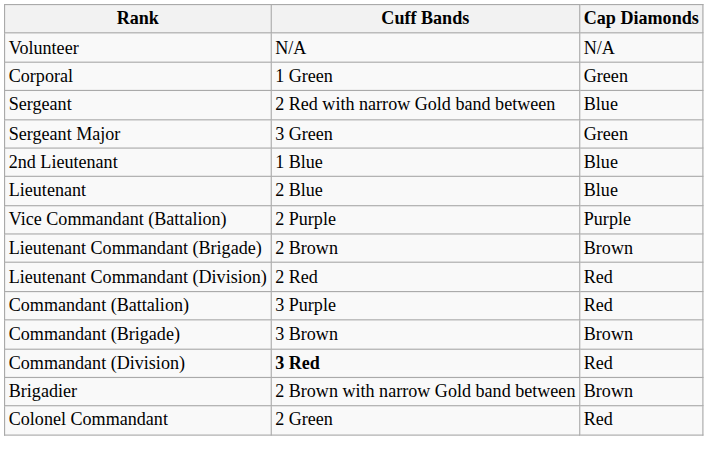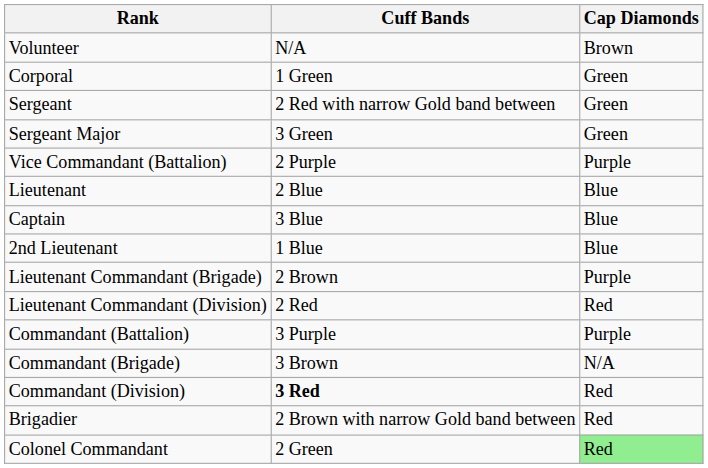(599, 47) N/A -> (608, 47) Brown
(601, 104) Blue -> (606, 104) Green
rows swapped: (63, 162) <-> (118, 219)
+ row: (37, 219)
(608, 248) Brown -> (607, 276) Purple
(598, 305) Red -> (607, 334) Purple
(608, 334) Brown -> (599, 362) N/A
(608, 391) Brown -> (598, 420) Red
(598, 420) no background -> (598, 448) lightgreen background
